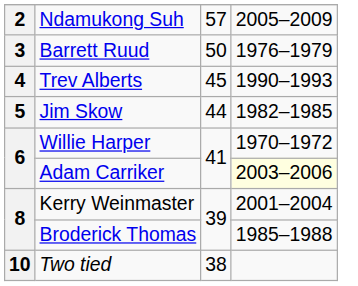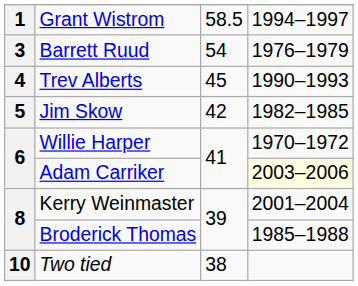+ row: (102, 19)
- row: (112, 19)
(216, 50) 50 -> (216, 50) 54
(216, 111) 44 -> (216, 111) 42
